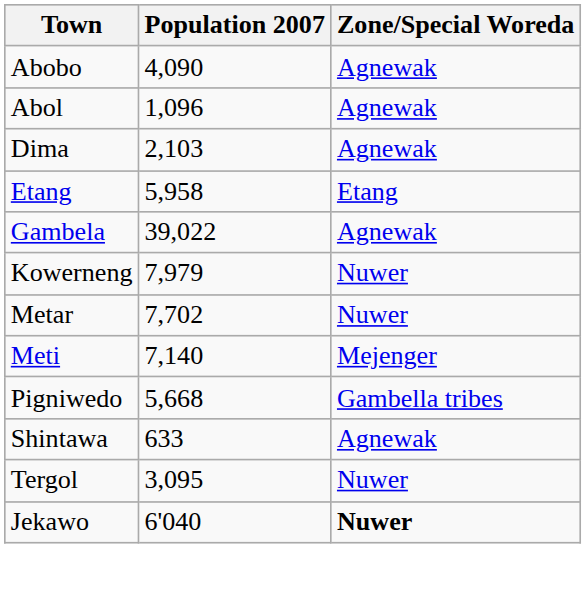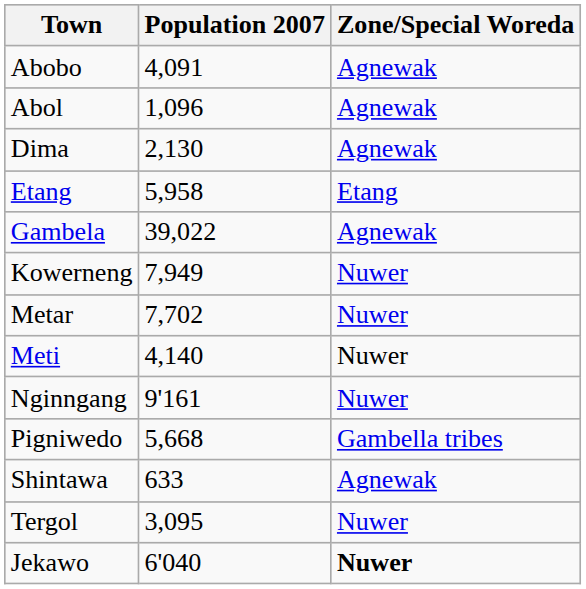(174, 66) 4,090 -> (174, 66) 4,091
(174, 149) 2,103 -> (174, 149) 2,130
(174, 273) 7,979 -> (174, 273) 7,949
(174, 356) 7,140 -> (174, 356) 4,140
(387, 356) Mejenger -> (372, 356) Nuwer
+ row: (69, 397)
